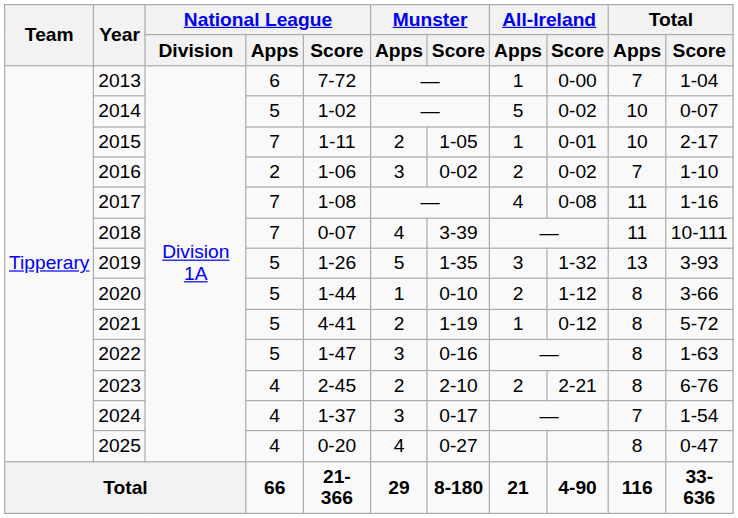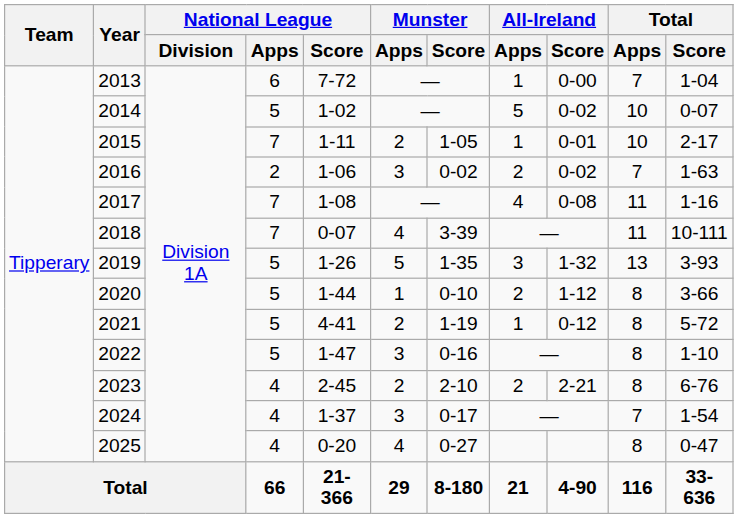(699, 171) 1-10 -> (699, 171) 1-63
(699, 354) 1-63 -> (699, 354) 1-10
